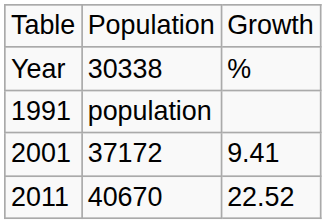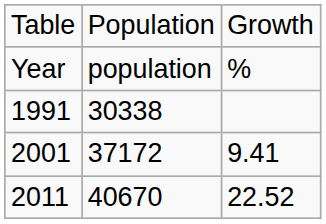(125, 68) 30338 -> (150, 68) population
(150, 111) population -> (125, 111) 30338
